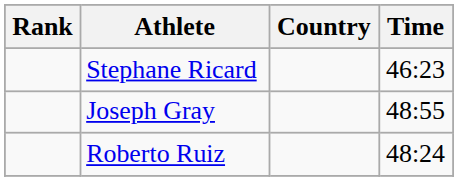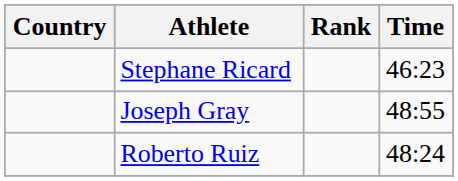columns swapped: (42, 26) <-> (324, 26)
